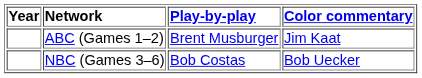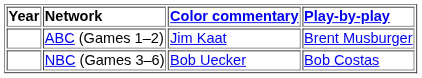columns swapped: (213, 16) <-> (348, 16)
